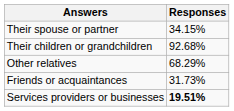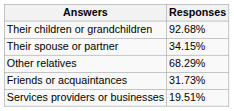rows swapped: (80, 47) <-> (63, 30)
(187, 98) bold -> (187, 98) normal
